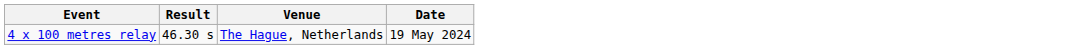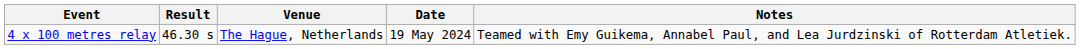+ column: (775, 15)
